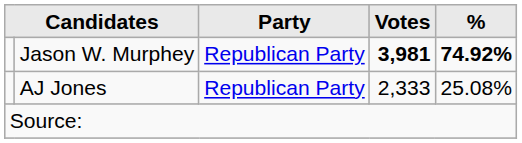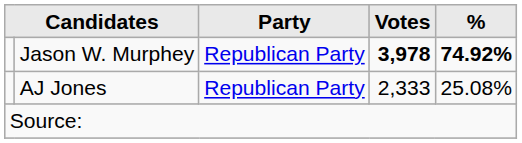(404, 54) 3,981 -> (404, 54) 3,978
